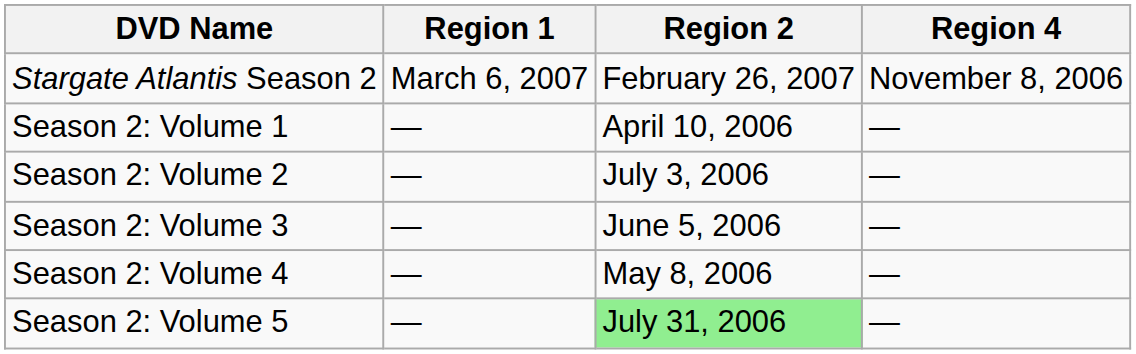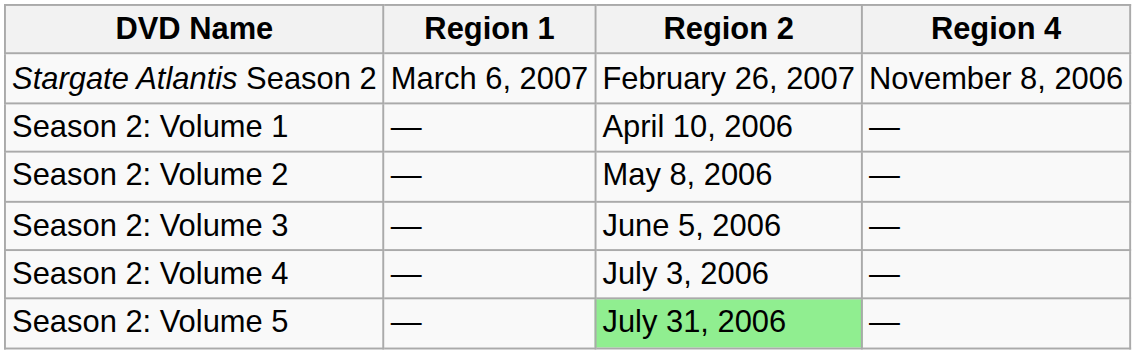(686, 175) July 3, 2006 -> (687, 175) May 8, 2006
(687, 273) May 8, 2006 -> (686, 273) July 3, 2006
